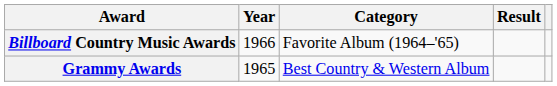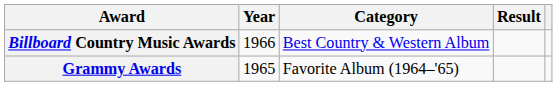(371, 42) Favorite Album (1964–'65) -> (386, 42) Best Country & Western Album
(386, 68) Best Country & Western Album -> (371, 68) Favorite Album (1964–'65)
